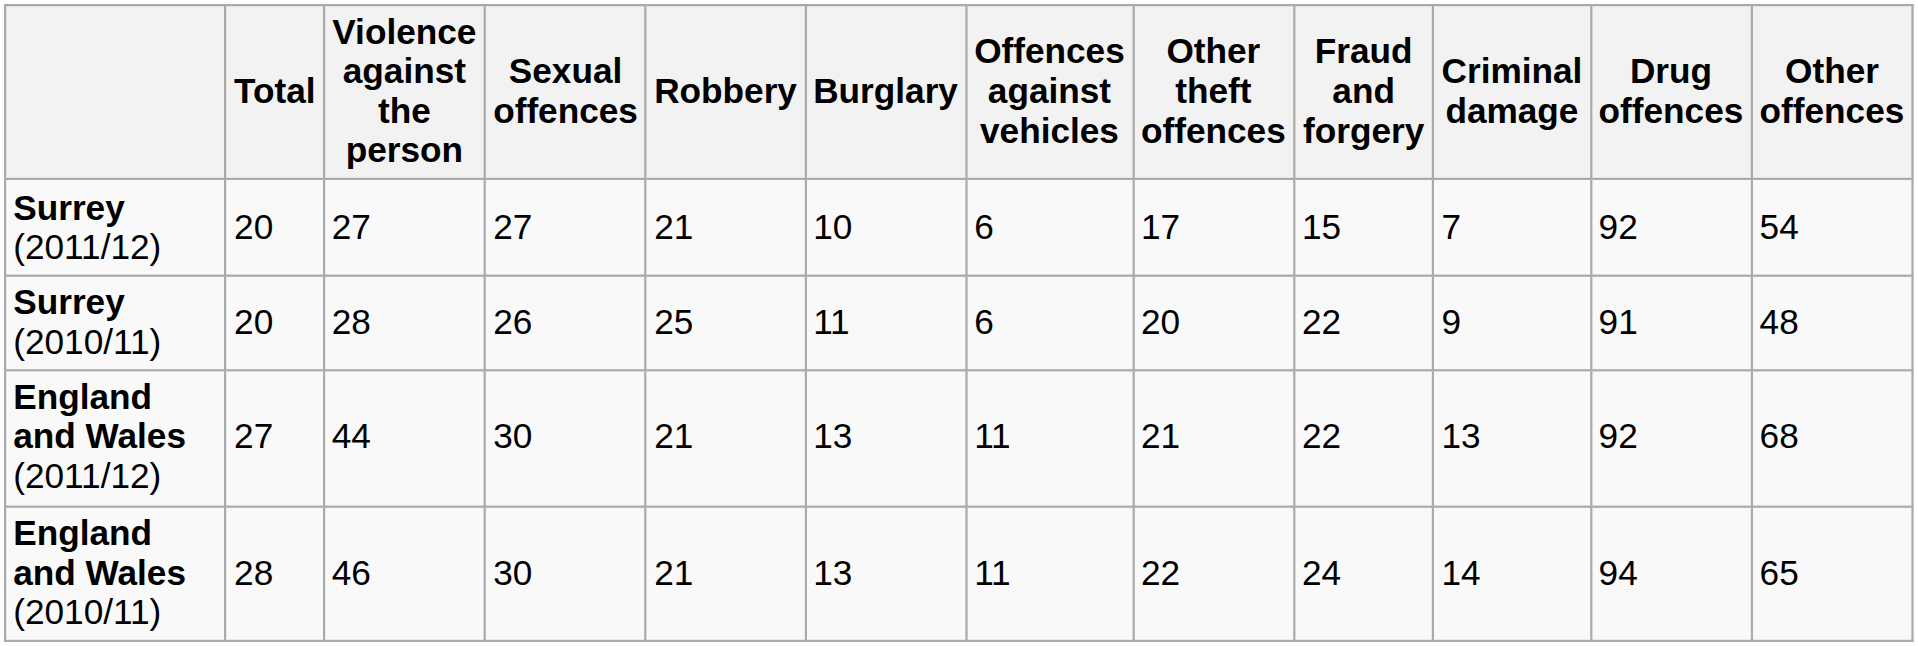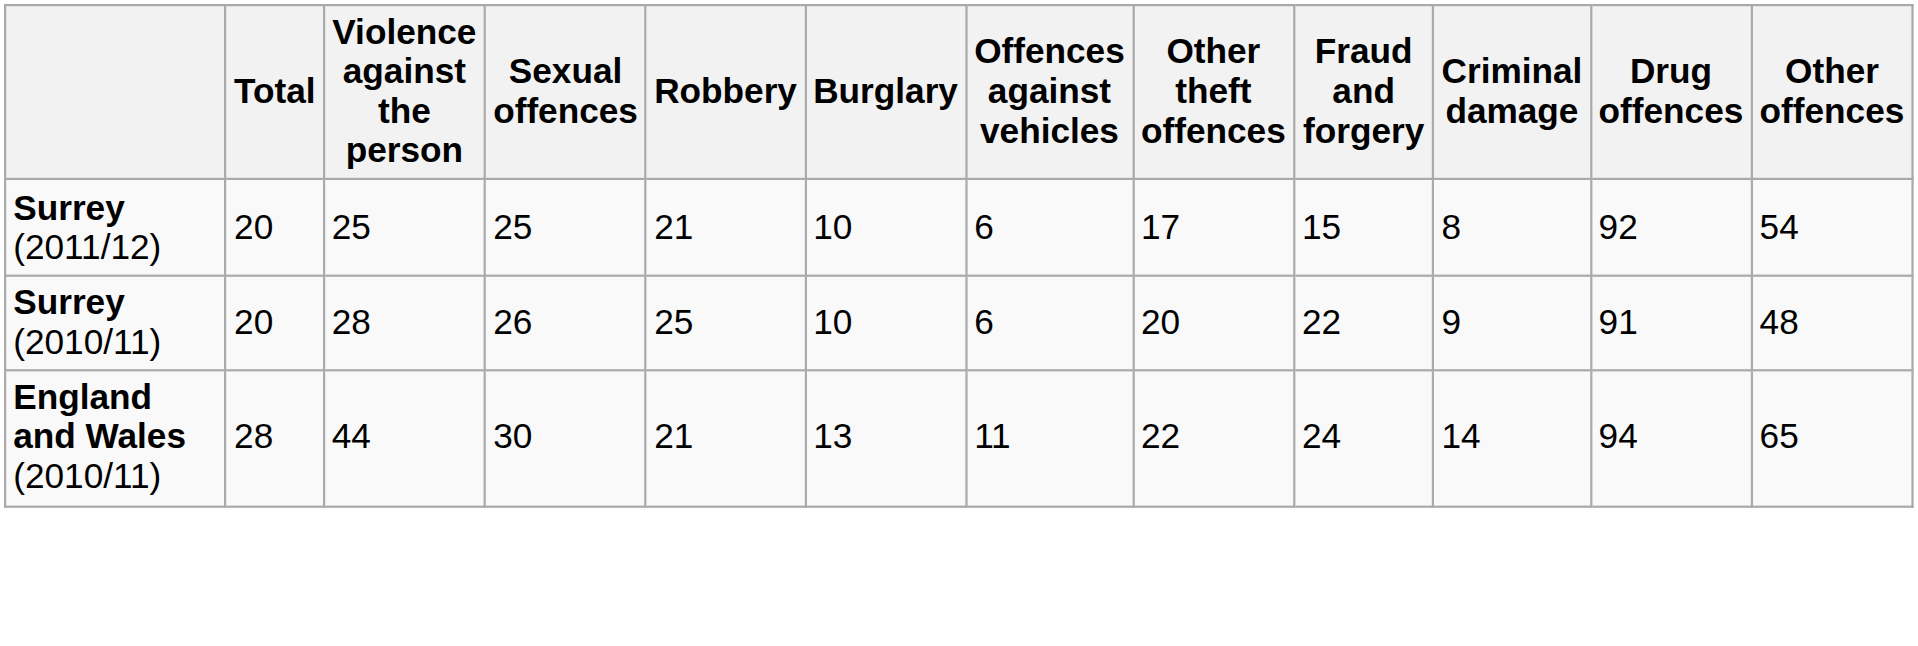(351, 226) 27 -> (351, 226) 25
(513, 226) 27 -> (513, 226) 25
(1451, 226) 7 -> (1451, 226) 8
(831, 322) 11 -> (833, 322) 10
- row: (100, 437)
(351, 572) 46 -> (351, 437) 44
